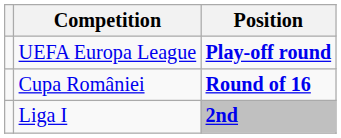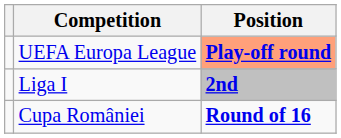(268, 52) no background -> (268, 52) lightsalmon background
rows swapped: (43, 116) <-> (82, 84)
